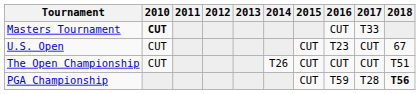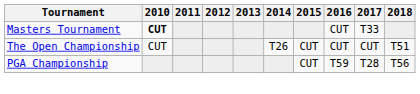- row: (35, 47)
(400, 81) bold -> (400, 64) normal
